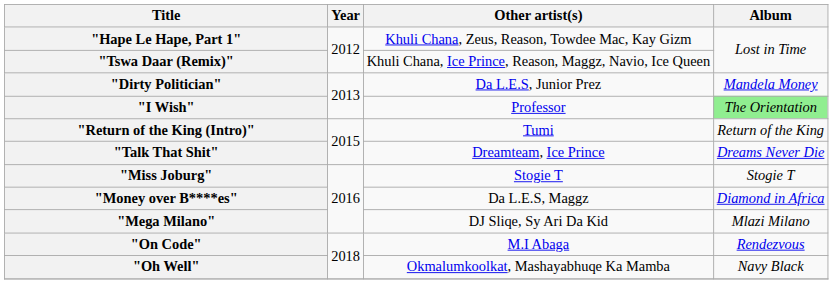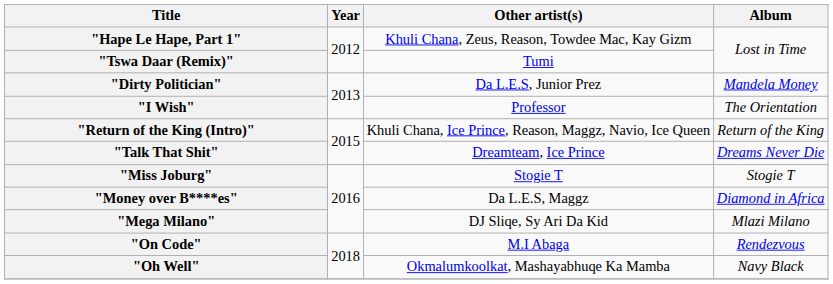(538, 61) Khuli Chana, Ice Prince, Reason, Maggz, Navio, Ice Queen -> (538, 61) Tumi
(771, 107) lightgreen background -> (771, 107) no background
(538, 130) Tumi -> (538, 130) Khuli Chana, Ice Prince, Reason, Maggz, Navio, Ice Queen
